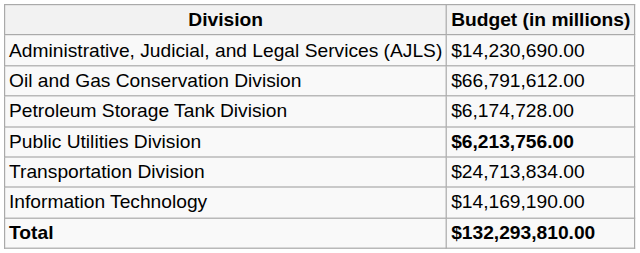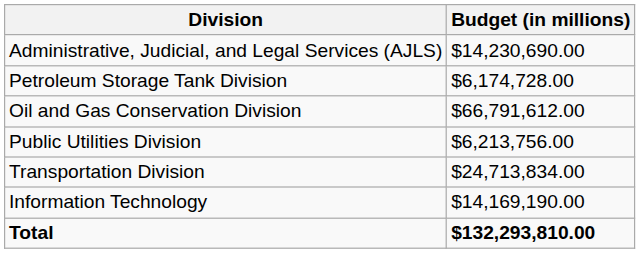rows swapped: (148, 111) <-> (155, 80)
(513, 141) bold -> (513, 141) normal
